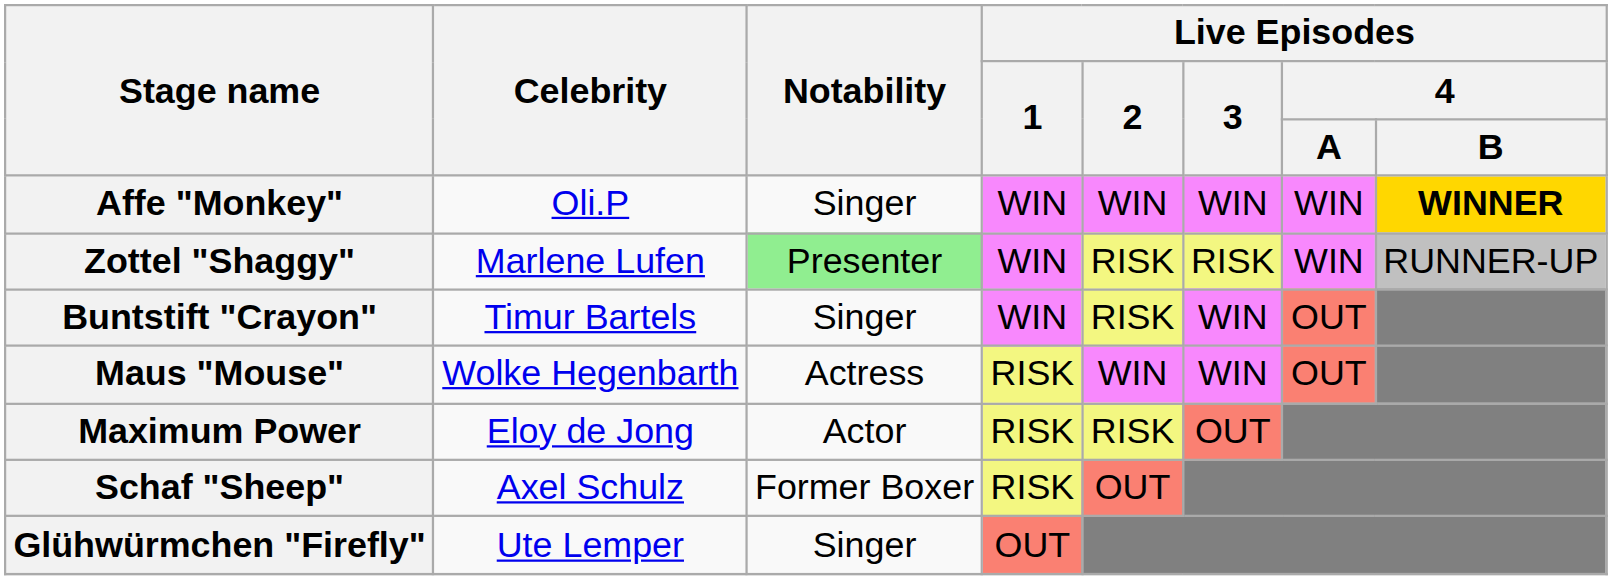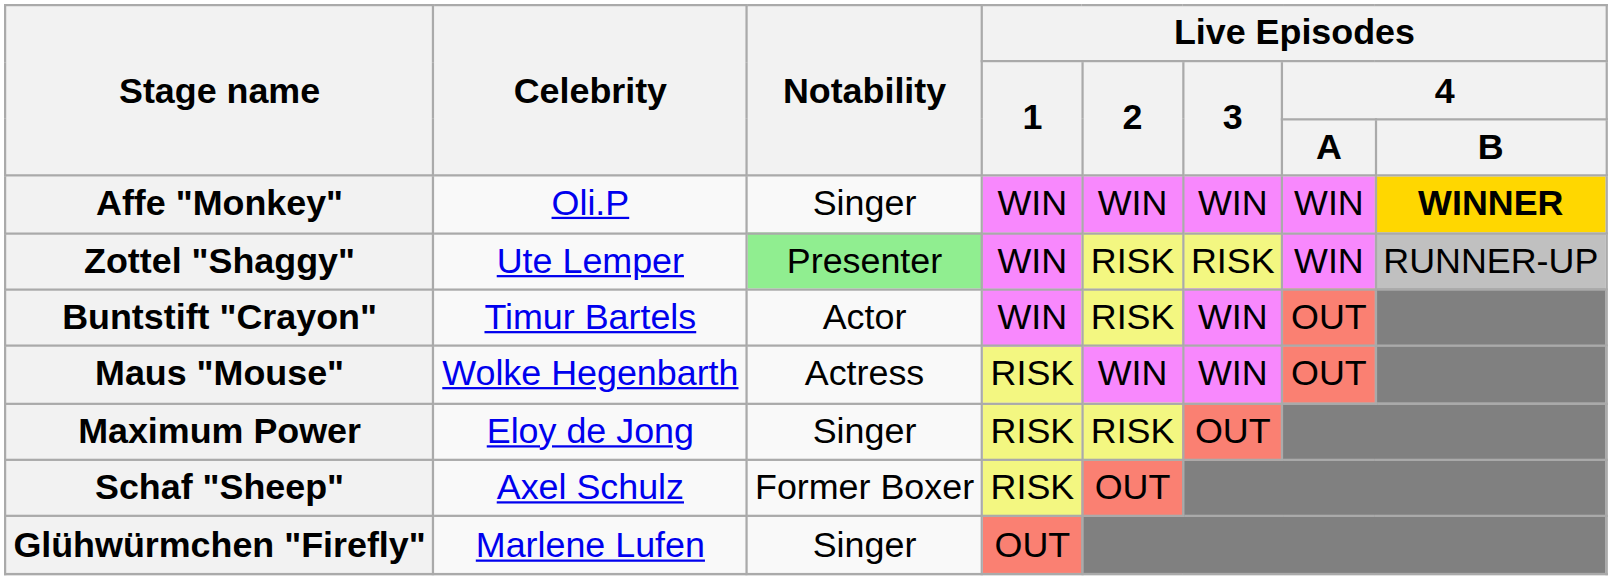(590, 260) Marlene Lufen -> (590, 260) Ute Lemper
(865, 317) Singer -> (865, 317) Actor
(865, 430) Actor -> (865, 430) Singer
(590, 544) Ute Lemper -> (590, 544) Marlene Lufen
